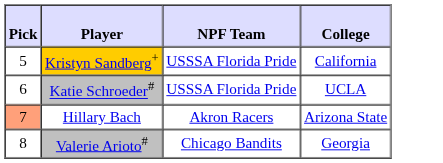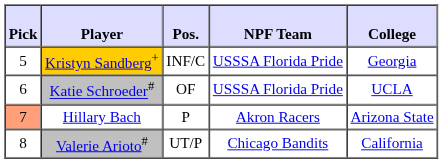+ column: (186, 34)
(346, 61) California -> (392, 61) Georgia
(346, 143) Georgia -> (392, 143) California
